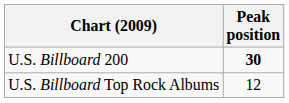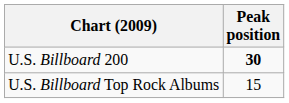(253, 85) 12 -> (253, 85) 15
